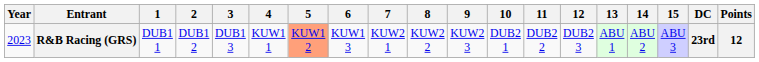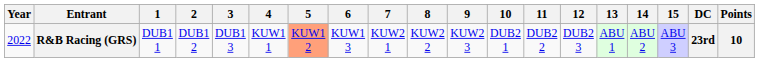(19, 40) 2023 -> (19, 40) 2022
(736, 40) 12 -> (736, 40) 10
